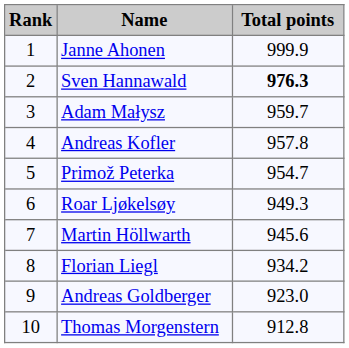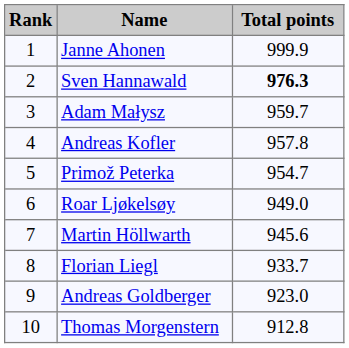(288, 204) 949.3 -> (288, 204) 949.0
(288, 265) 934.2 -> (288, 265) 933.7
